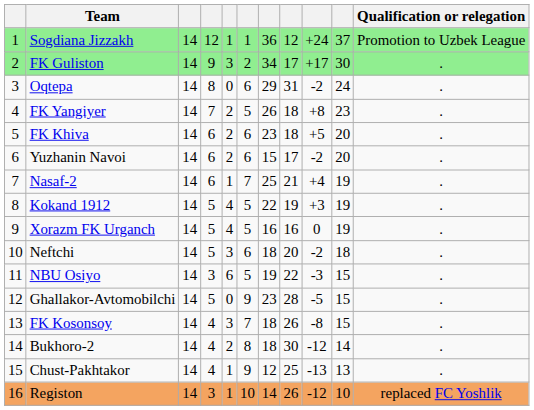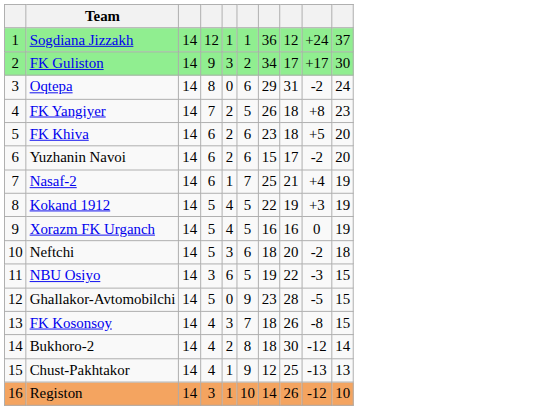- column: (441, 16)
